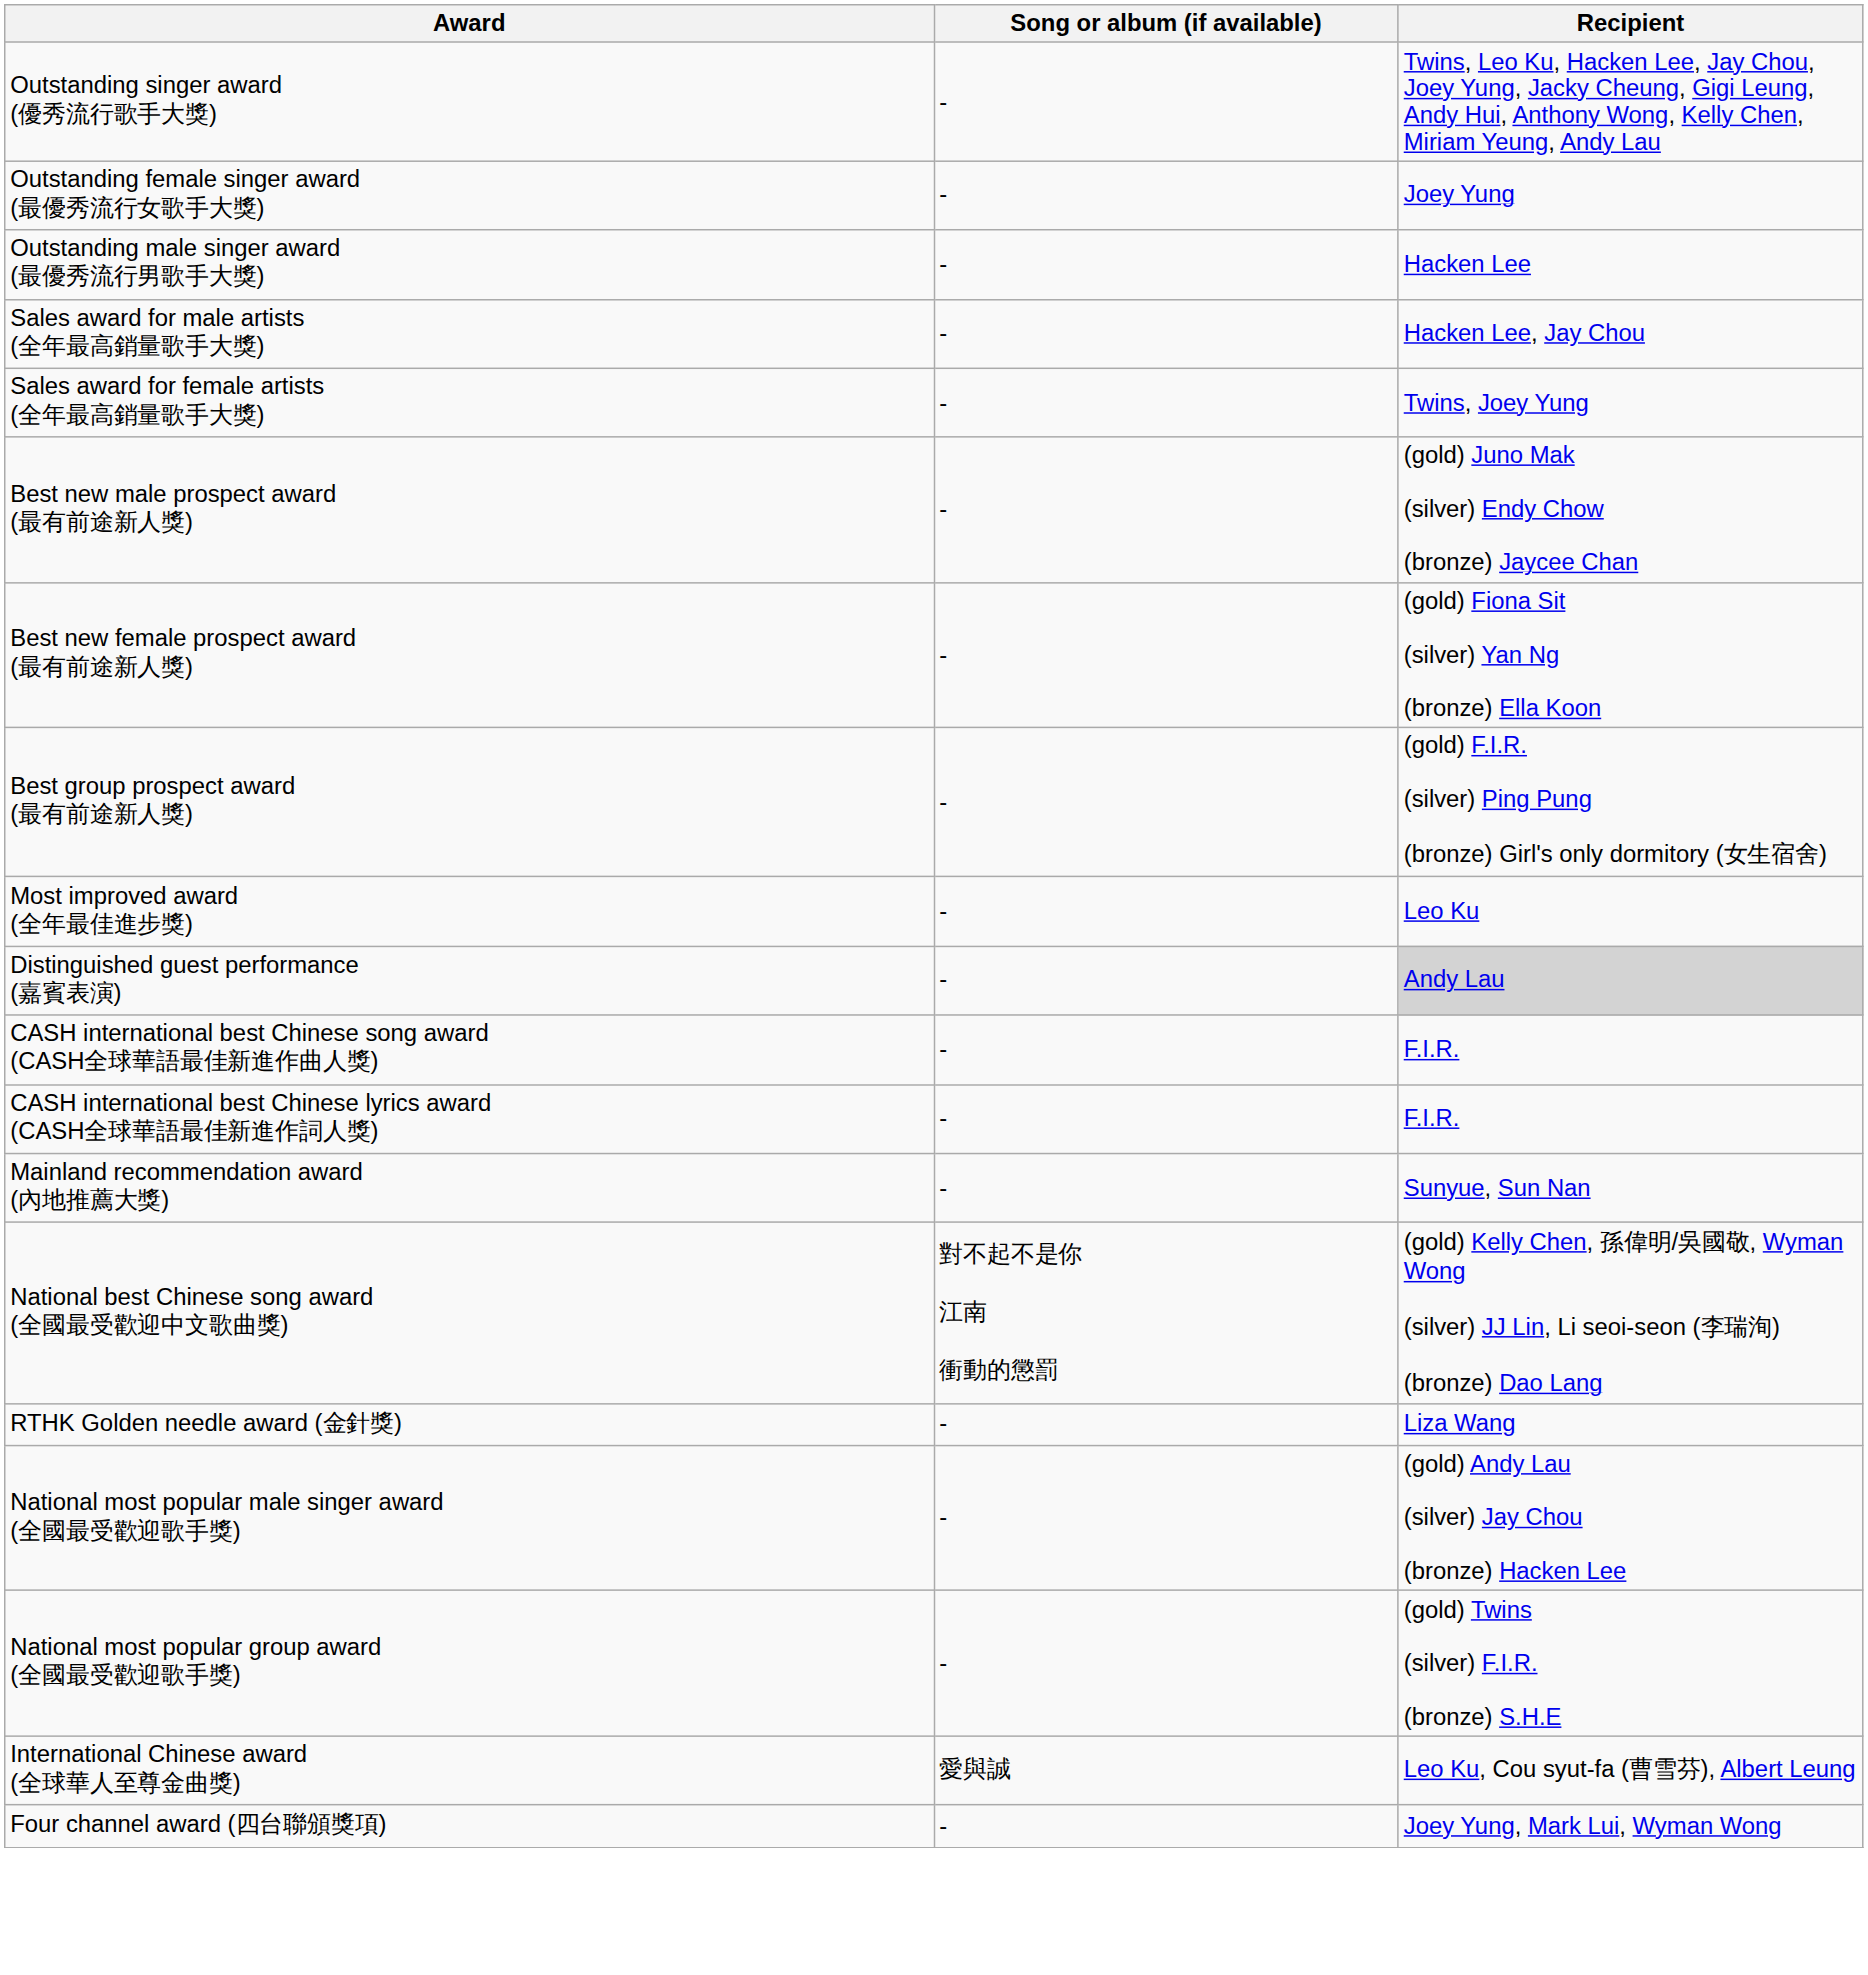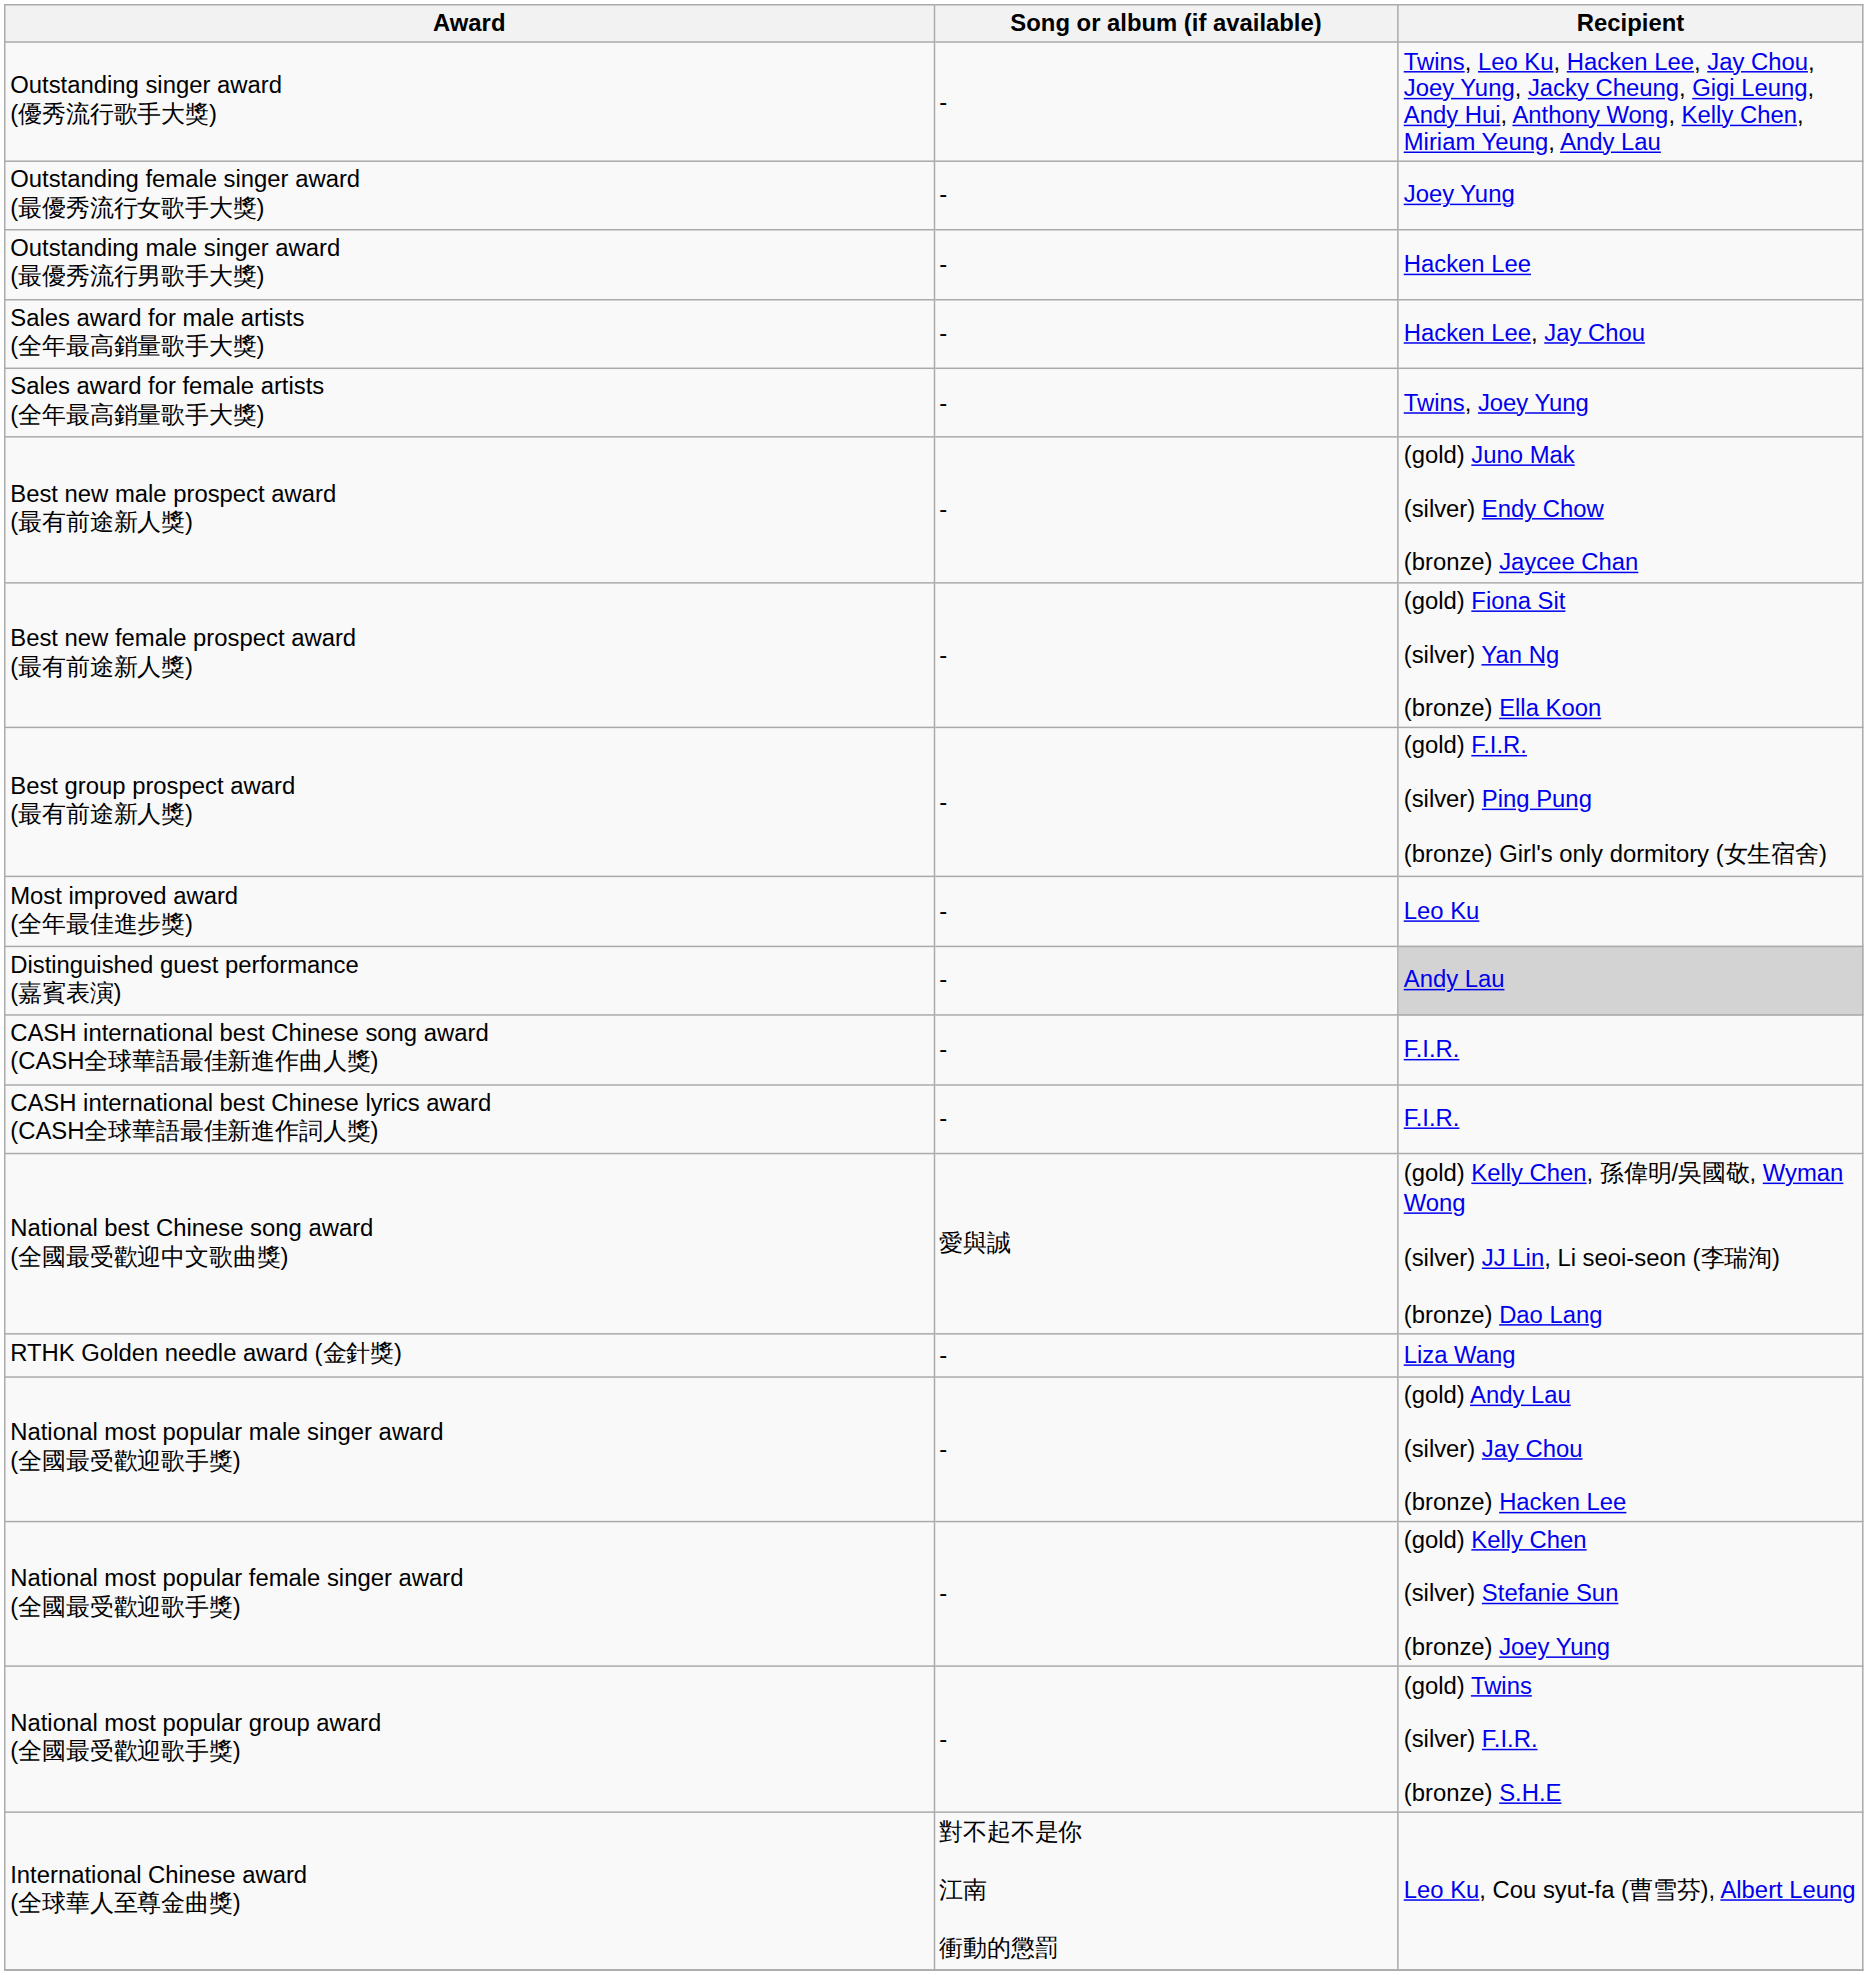- row: (186, 1186)
(1011, 1311) 對不起不是你 江南 衝動的懲罰 -> (975, 1242) 愛與誠
+ row: (237, 1592)
(975, 1769) 愛與誠 -> (1011, 1890) 對不起不是你 江南 衝動的懲罰
- row: (198, 1825)
